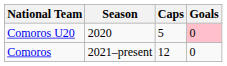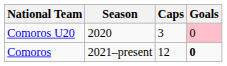(161, 33) 5 -> (161, 33) 3
(192, 52) normal -> (192, 52) bold
